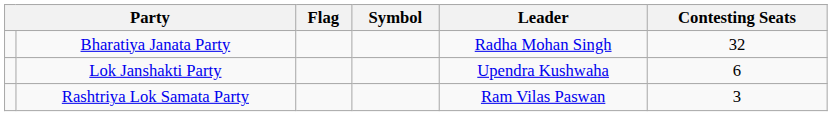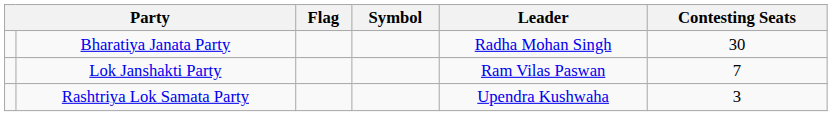(737, 44) 32 -> (737, 44) 30
(543, 70) Upendra Kushwaha -> (543, 70) Ram Vilas Paswan
(737, 70) 6 -> (737, 70) 7
(543, 96) Ram Vilas Paswan -> (543, 96) Upendra Kushwaha
